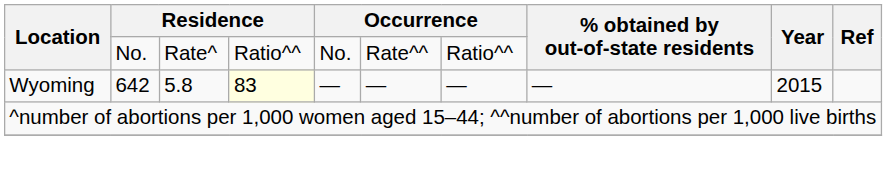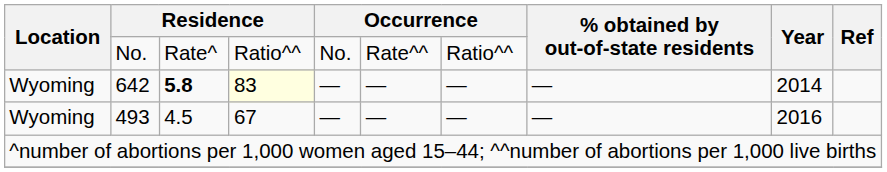(178, 85) normal -> (178, 85) bold
(799, 85) 2015 -> (799, 85) 2014
+ row: (132, 118)
